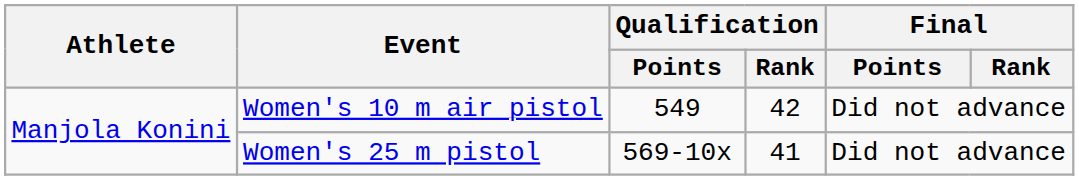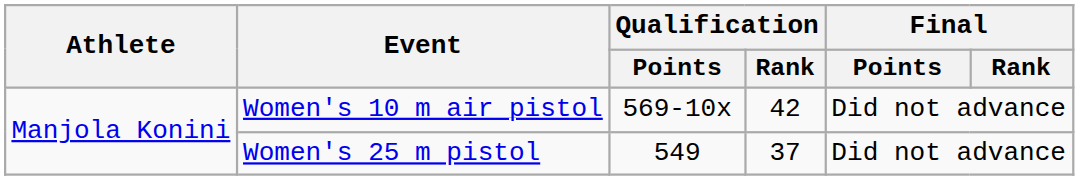(677, 109) 549 -> (677, 109) 569-10x
(677, 153) 569-10x -> (677, 153) 549
(785, 153) 41 -> (785, 153) 37
